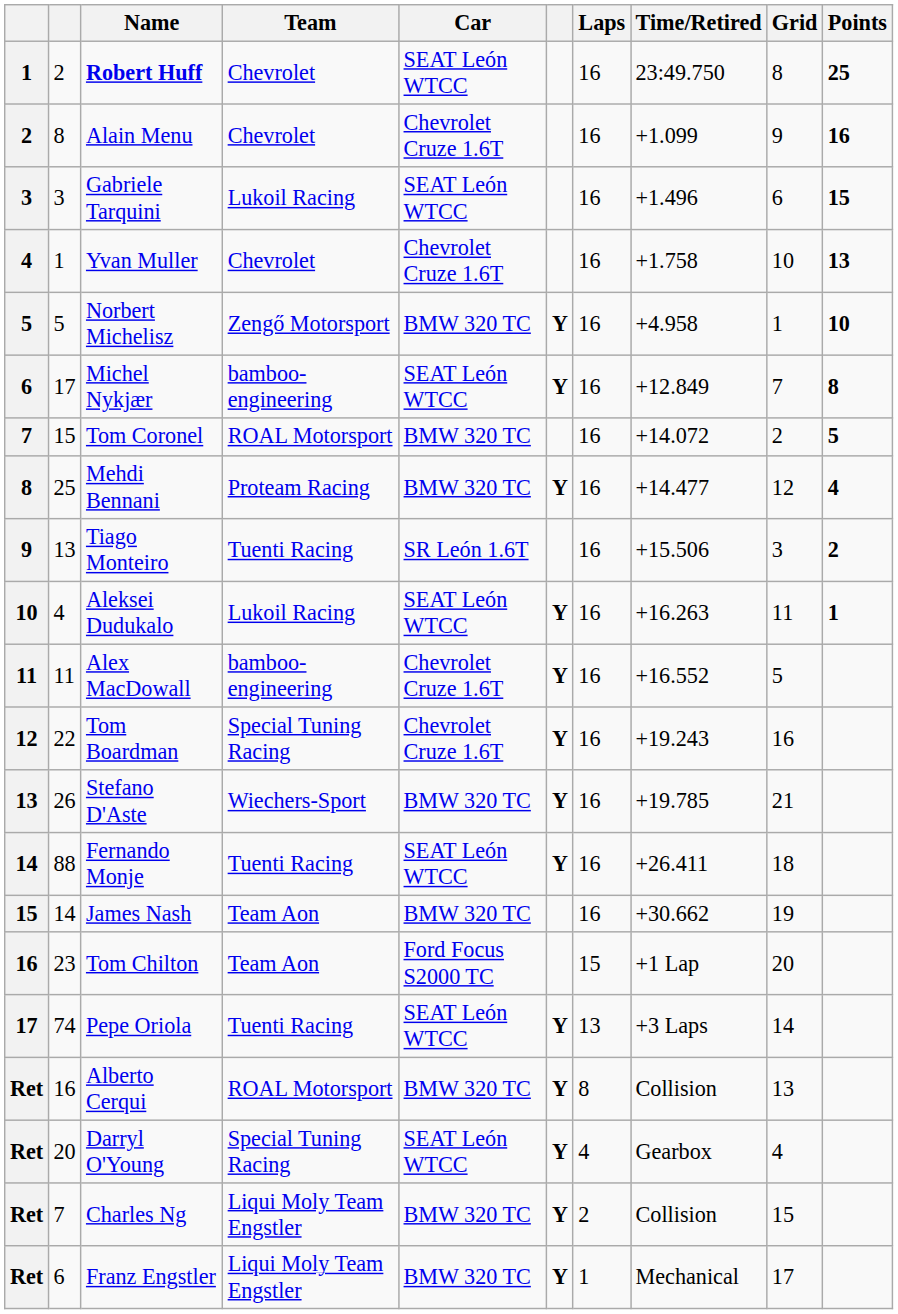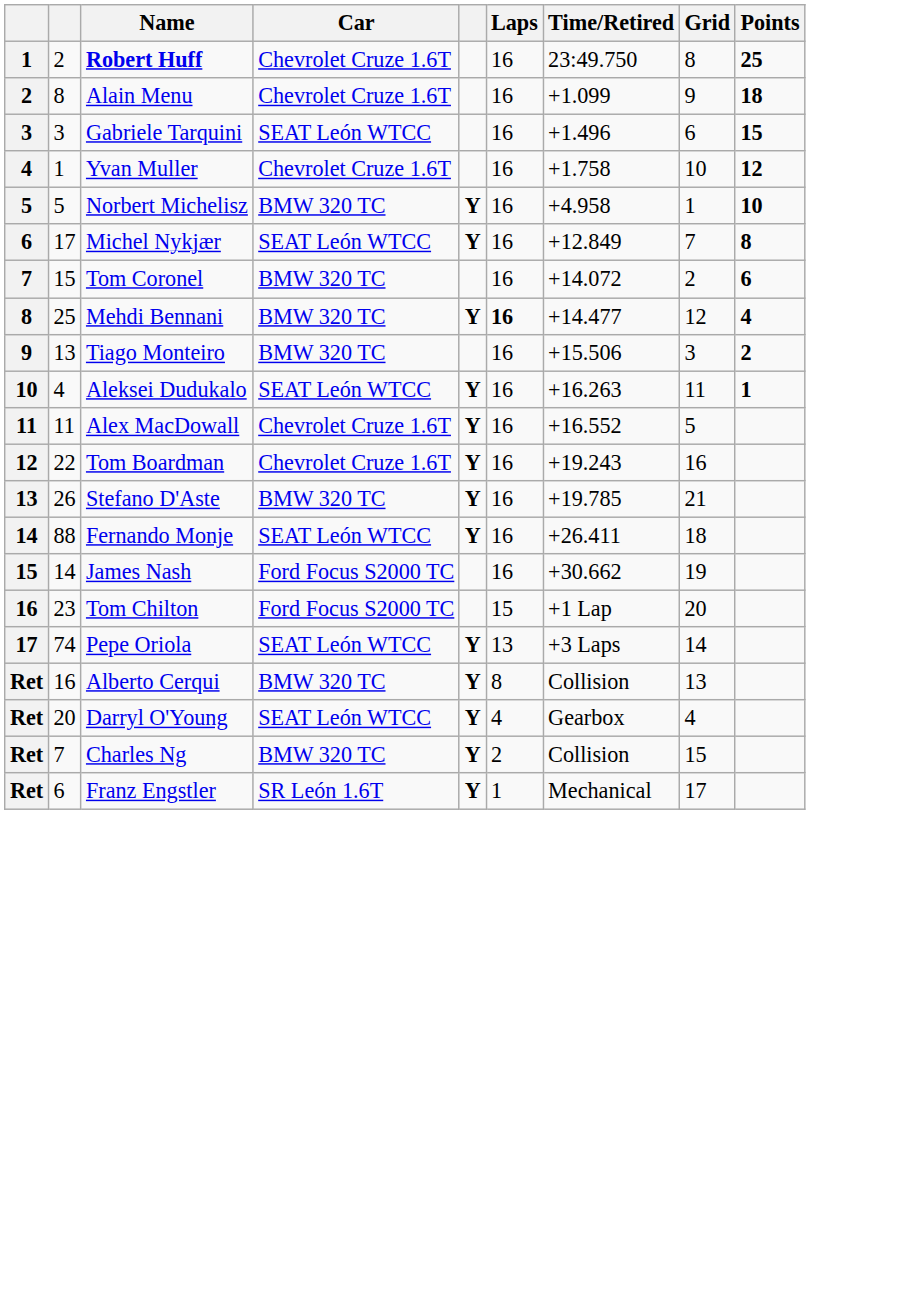- column: (310, 22)
(455, 72) SEAT León WTCC -> (355, 59) Chevrolet Cruze 1.6T
(839, 135) 16 -> (751, 96) 18
(839, 261) 13 -> (751, 169) 12
(833, 436) 5 -> (746, 279) 6
(589, 486) normal -> (502, 315) bold
(466, 549) SR León 1.6T -> (322, 352) BMW 320 TC
(467, 913) BMW 320 TC -> (356, 571) Ford Focus S2000 TC
(467, 1277) BMW 320 TC -> (321, 791) SR León 1.6T
